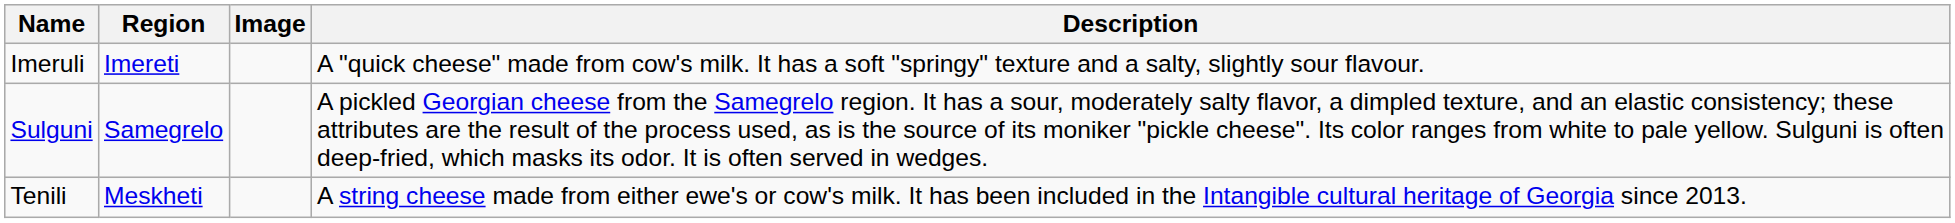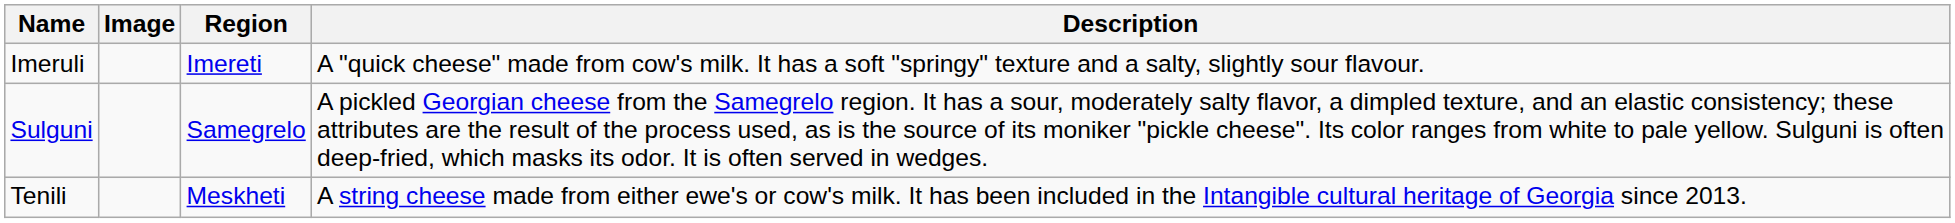columns swapped: (270, 24) <-> (164, 24)
